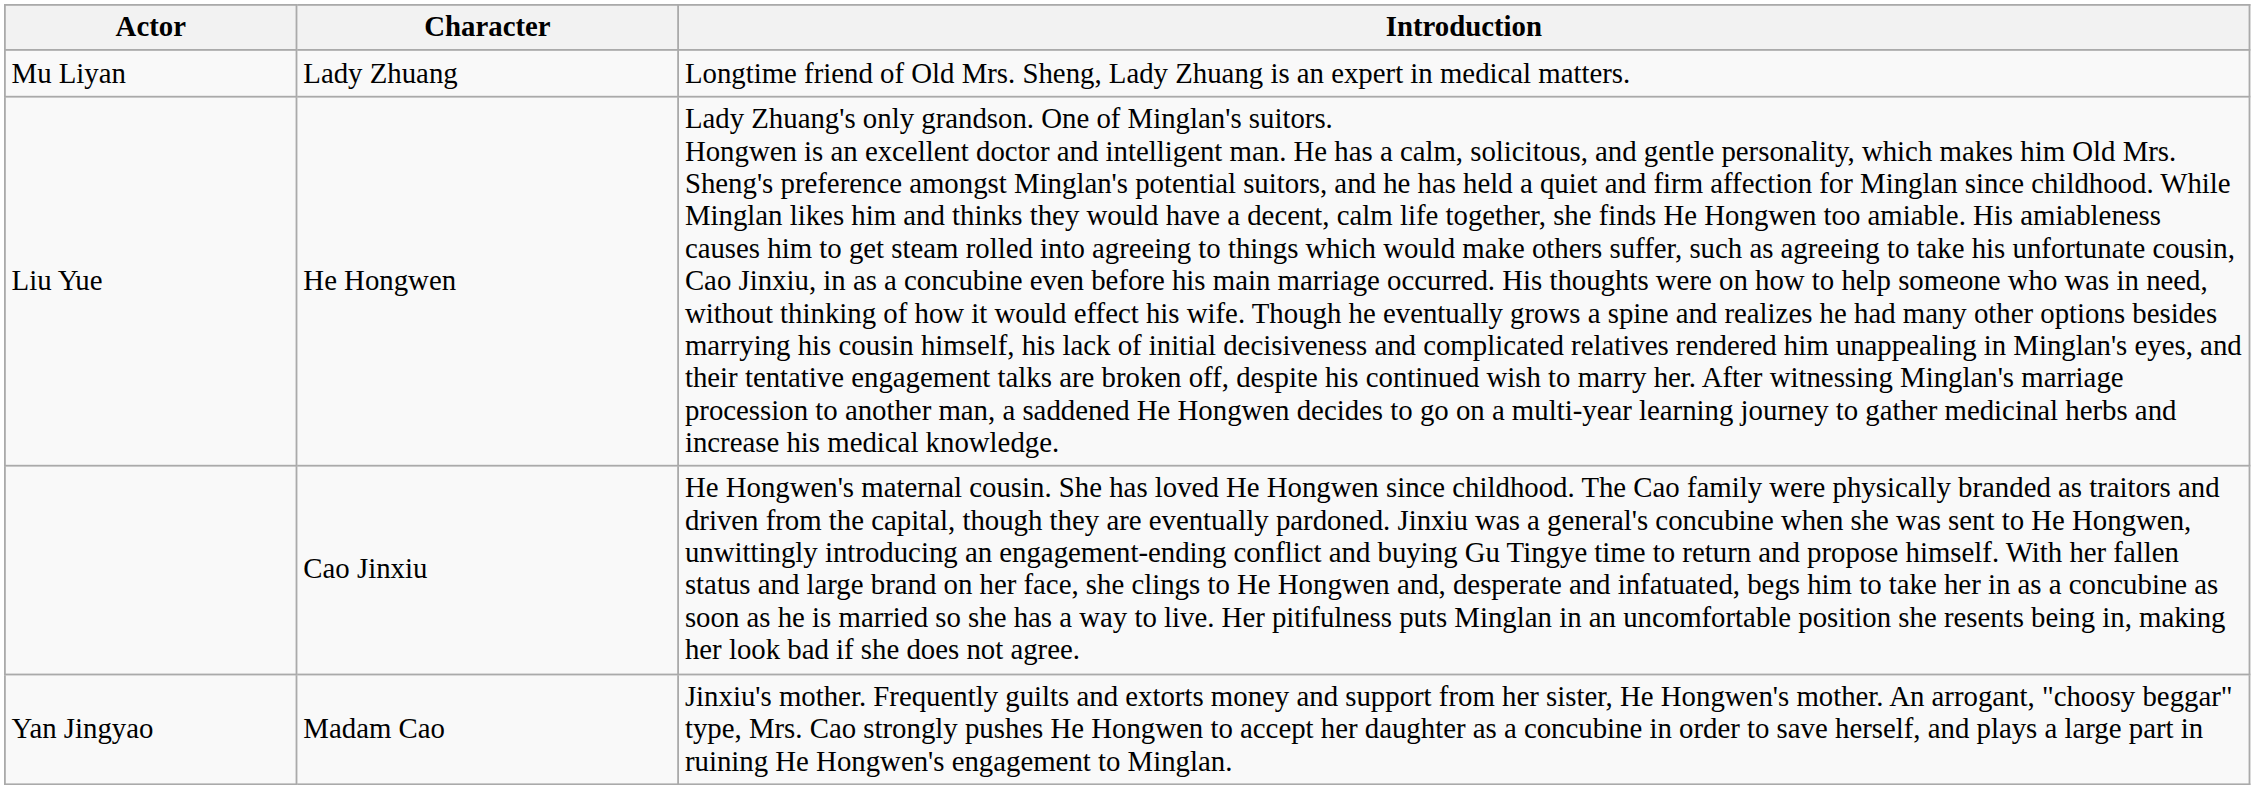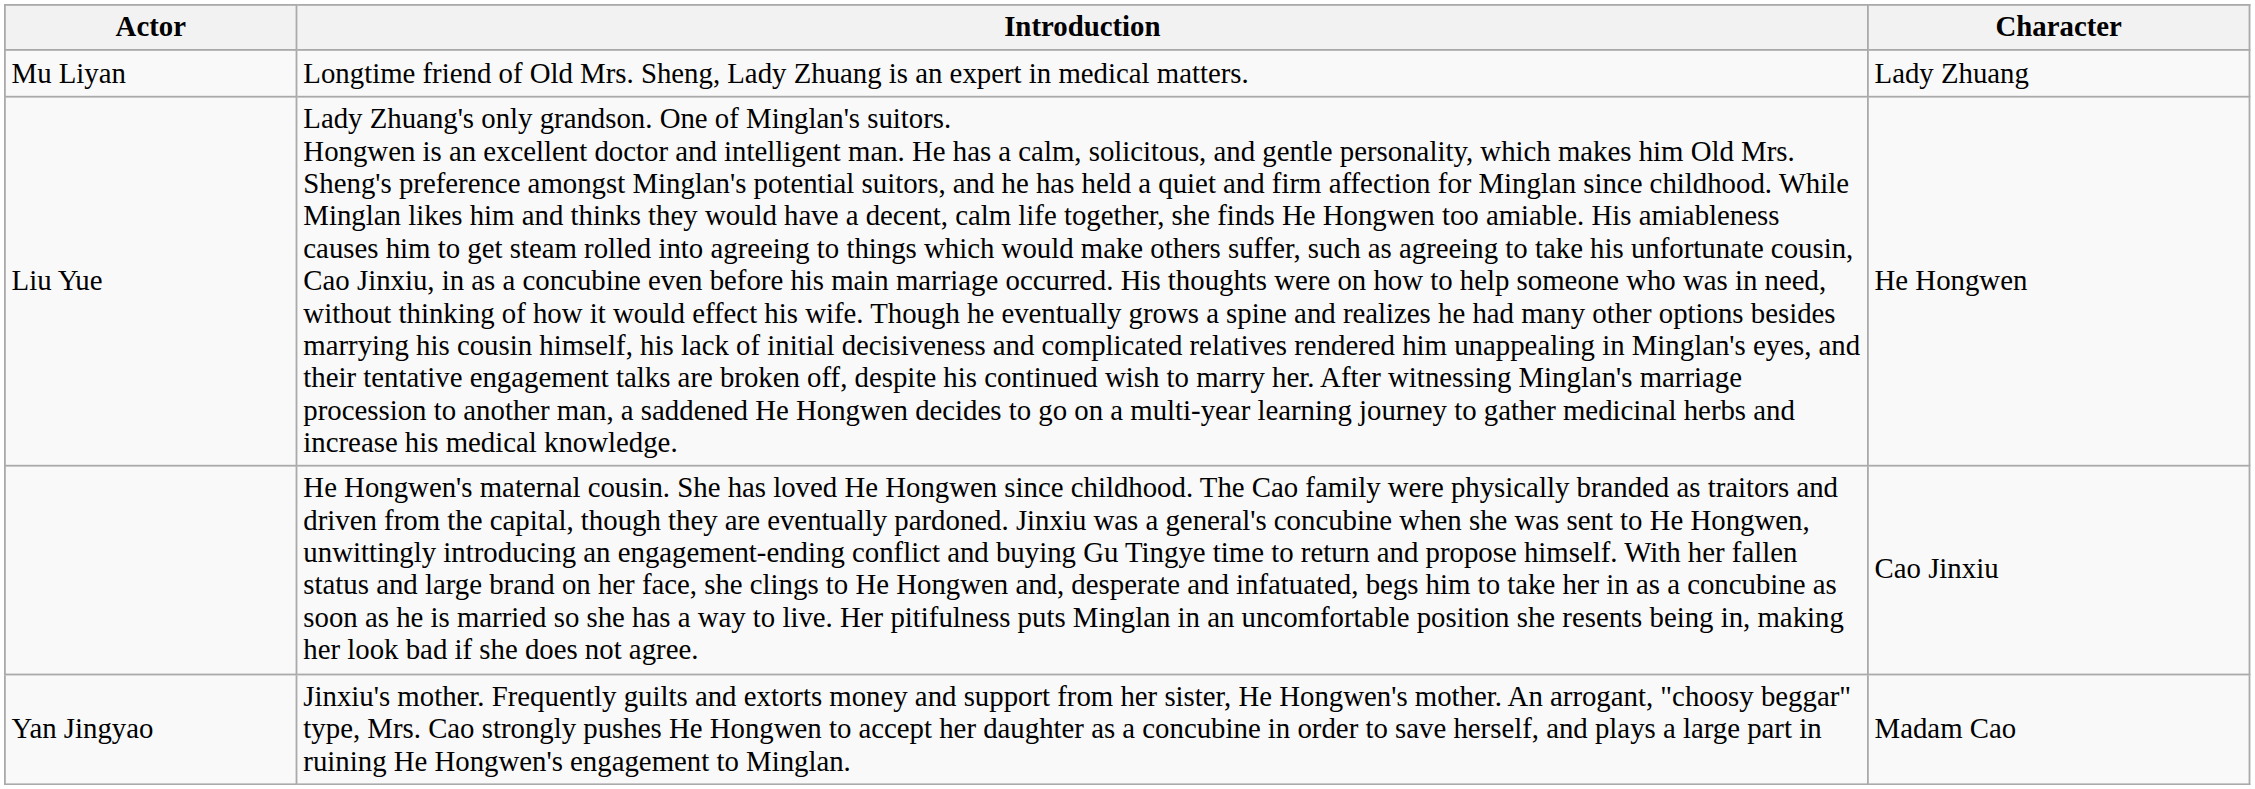columns swapped: (487, 27) <-> (1464, 27)
